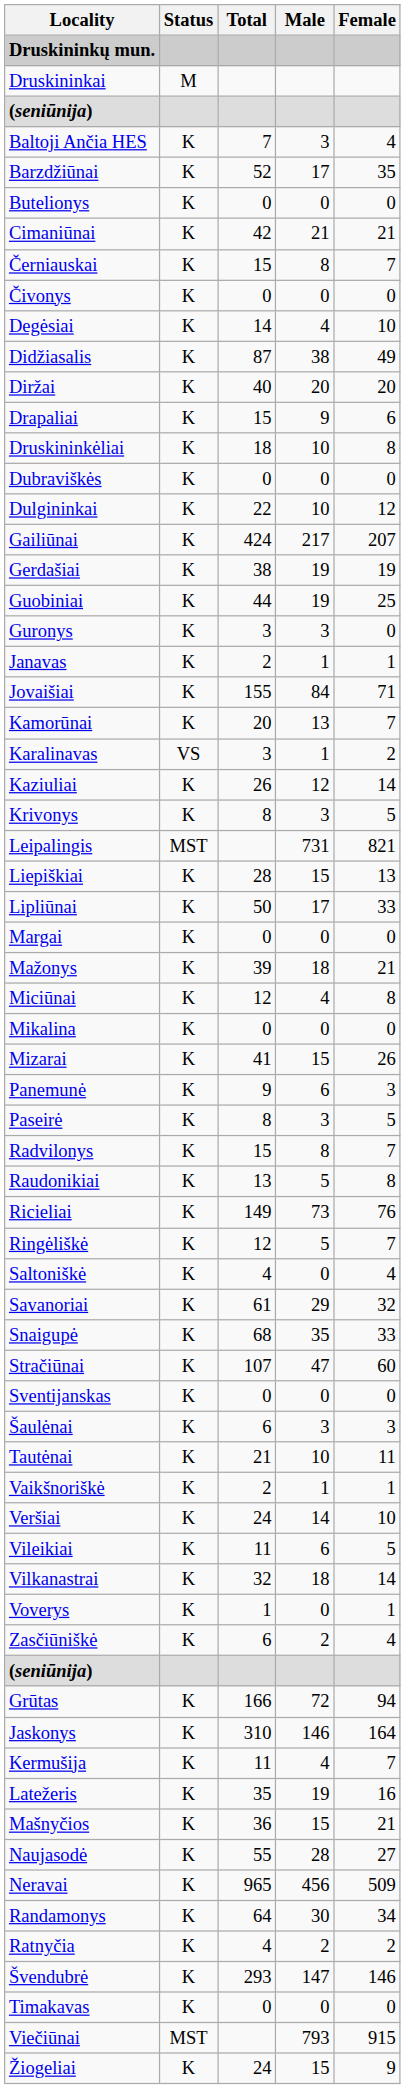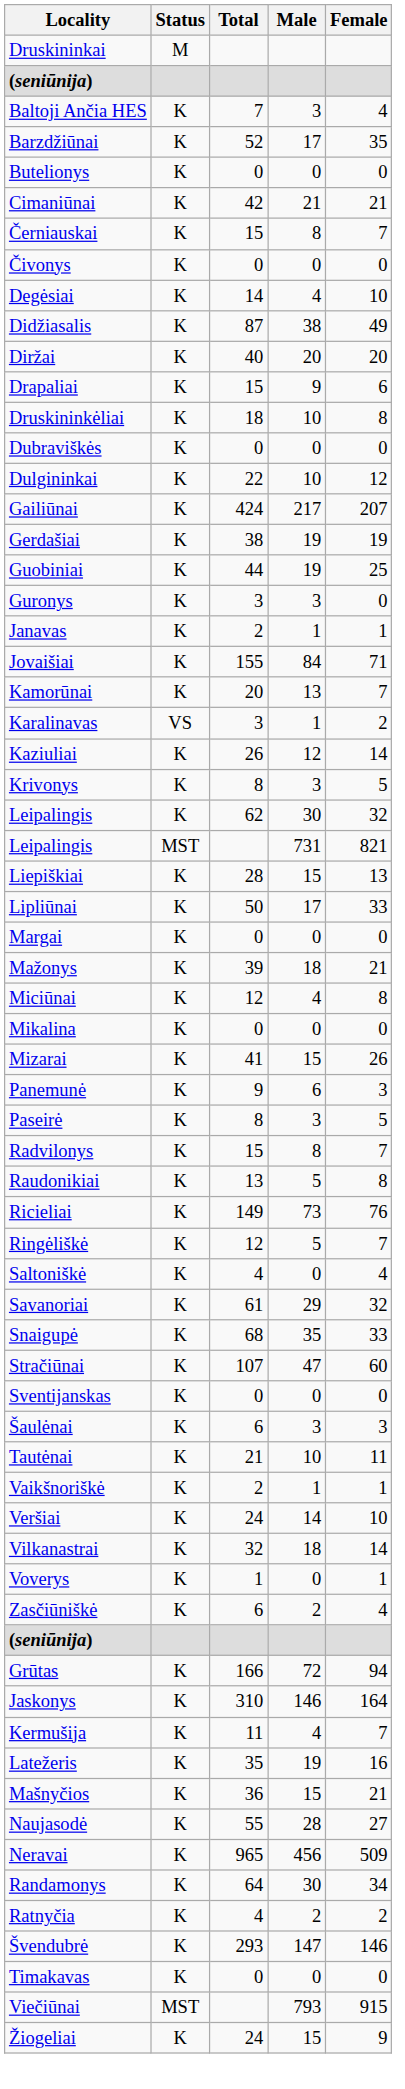- row: (82, 50)
+ row: (51, 814)
- row: (41, 1548)
